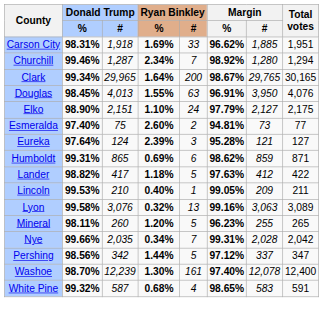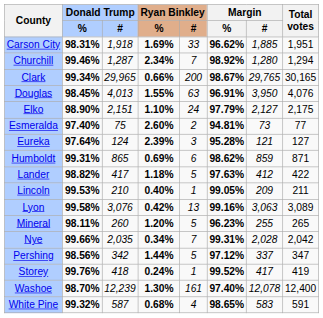(159, 77) 1.64% -> (159, 77) 0.66%
(159, 207) 0.32% -> (159, 207) 0.42%
+ row: (33, 272)
